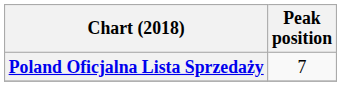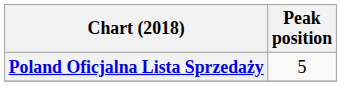(302, 66) 7 -> (302, 66) 5
